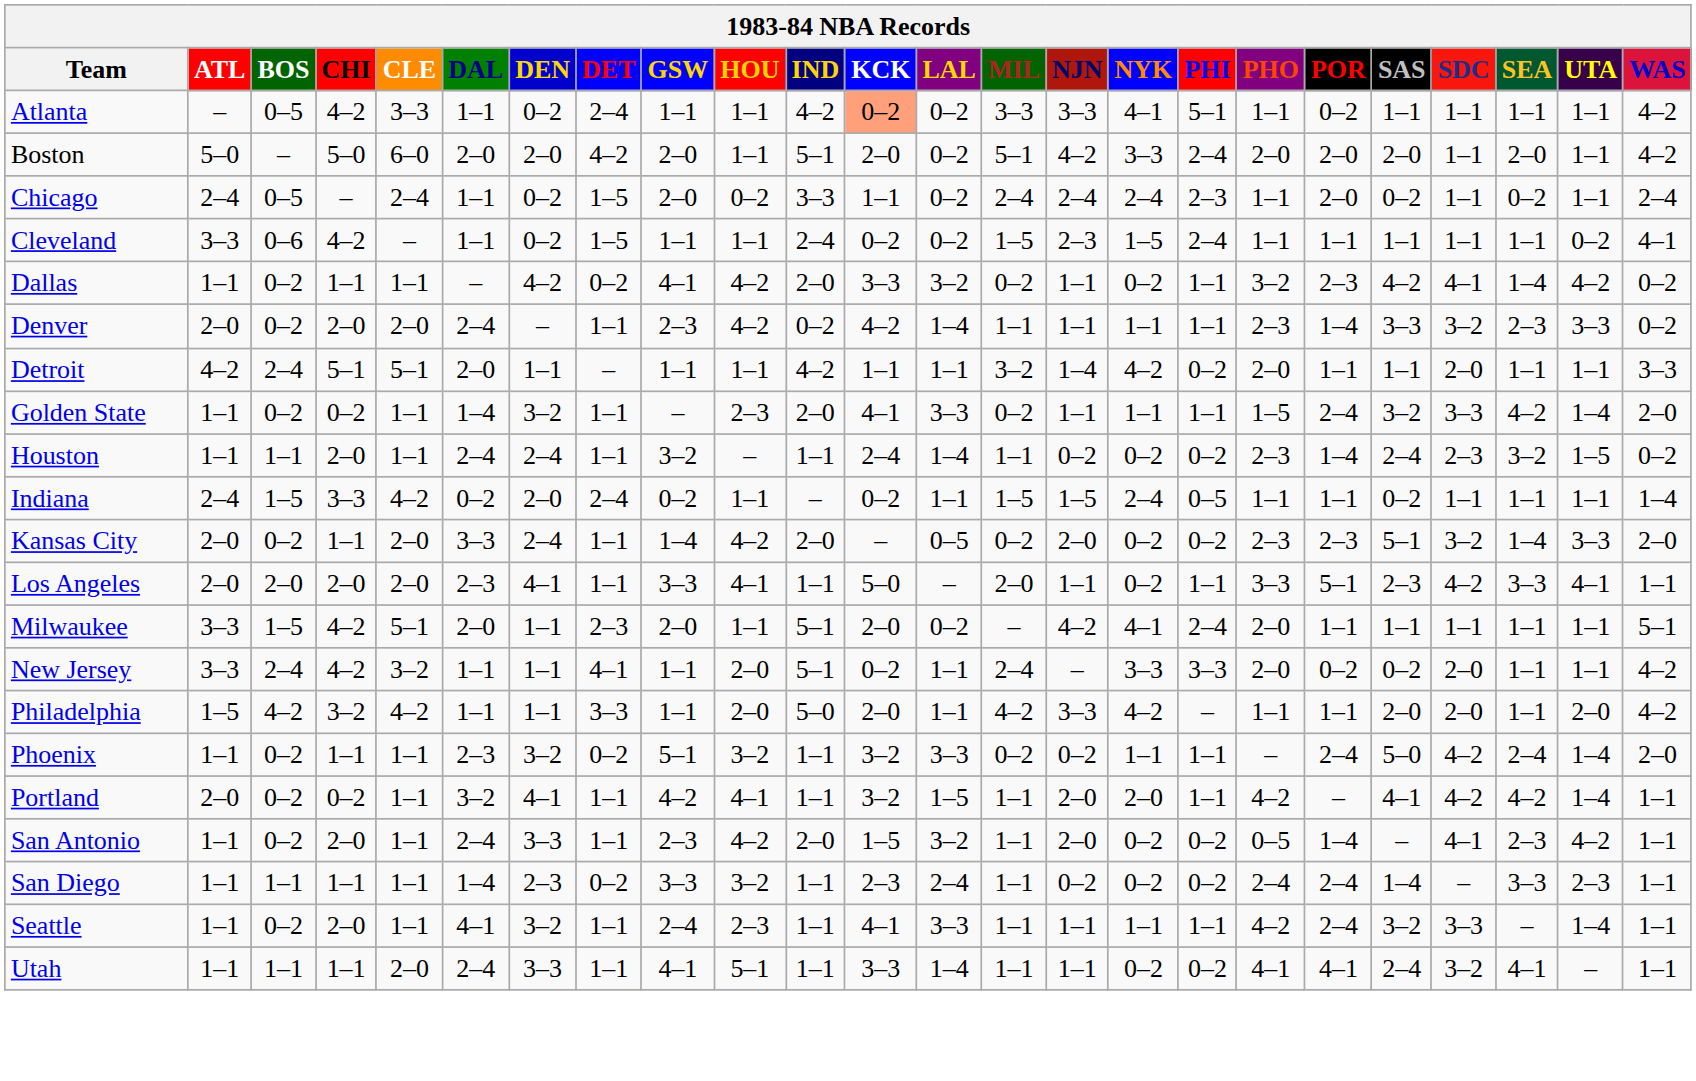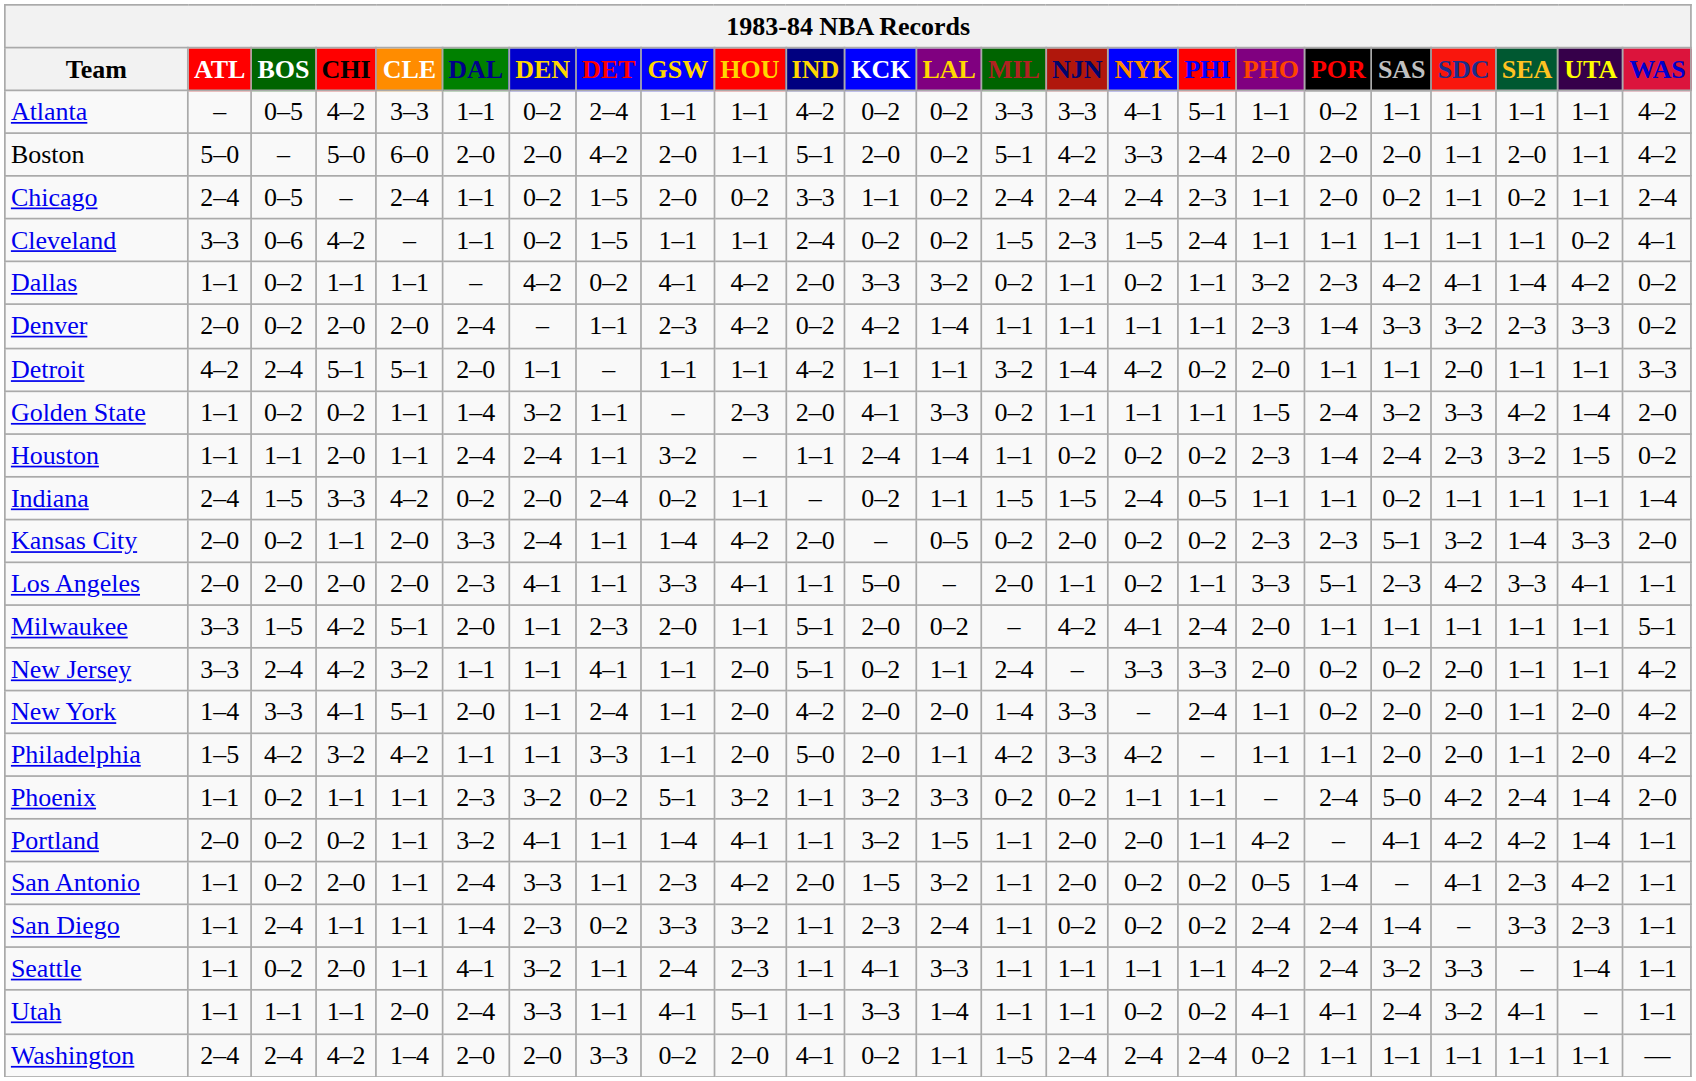(881, 111) lightsalmon background -> (881, 111) no background
+ row: (64, 711)
(678, 797) 4–2 -> (678, 840) 1–4
(284, 883) 1–1 -> (284, 926) 2–4
+ row: (73, 1054)
